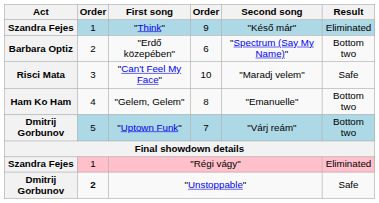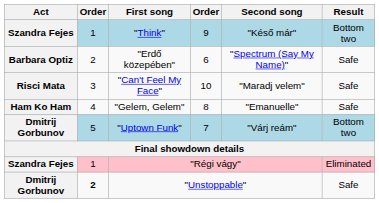(348, 27) Eliminated -> (348, 33) Bottom two
(348, 48) Bottom two -> (348, 59) Safe
(348, 101) Bottom two -> (348, 107) Safe
